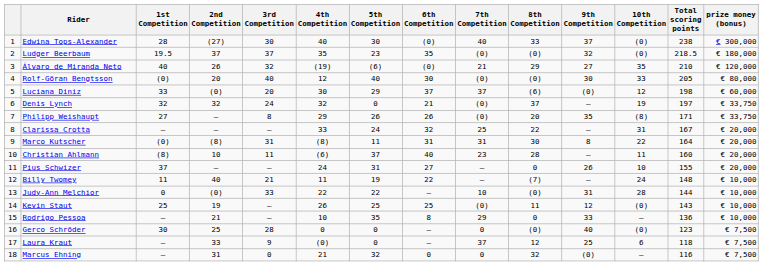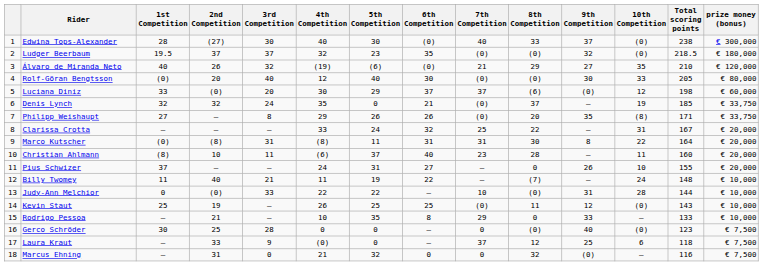(322, 53) 35 -> (322, 53) 32
(322, 104) 32 -> (322, 104) 35
(686, 104) 197 -> (686, 104) 185
(686, 217) 136 -> (686, 217) 133
